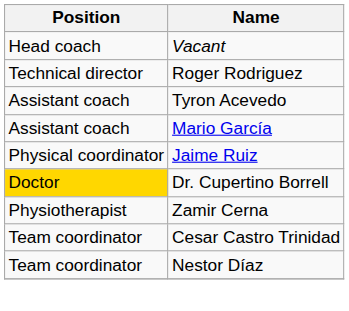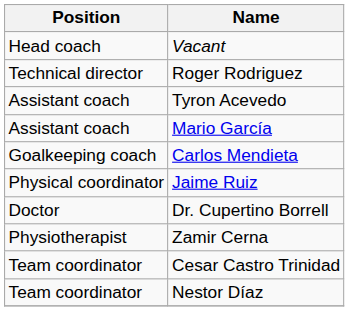+ row: (235, 155)
(34, 182) gold background -> (34, 210) no background
